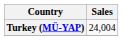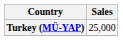(102, 27) 24,004 -> (102, 27) 25,000
